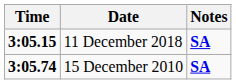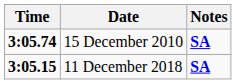rows swapped: (123, 66) <-> (123, 41)
